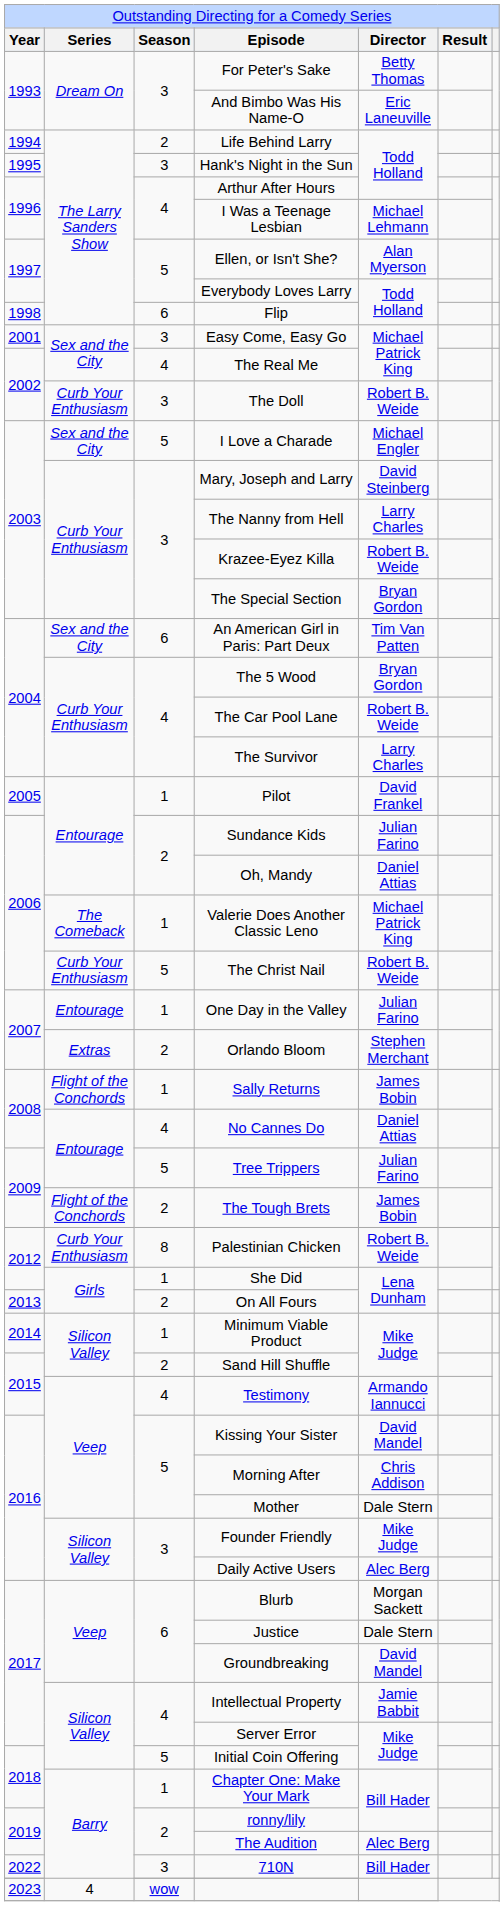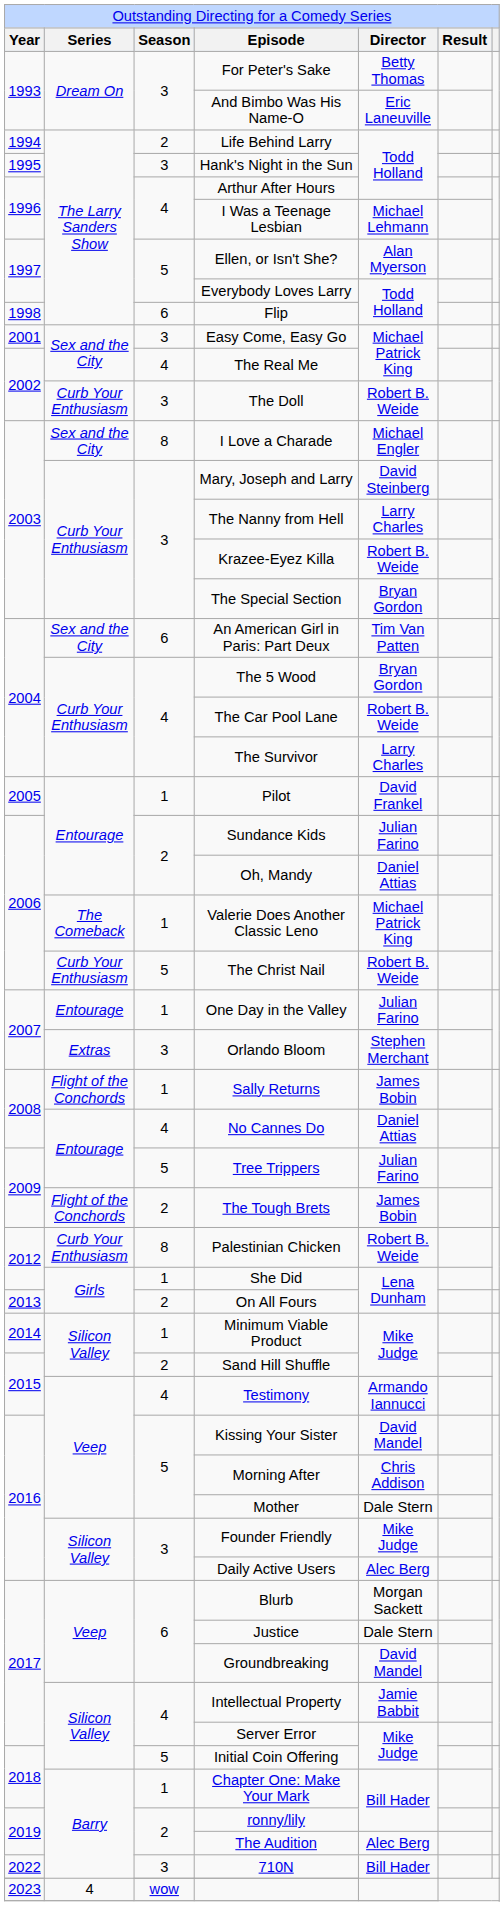(164, 441) 5 -> (164, 441) 8
(164, 1050) 2 -> (164, 1050) 3
